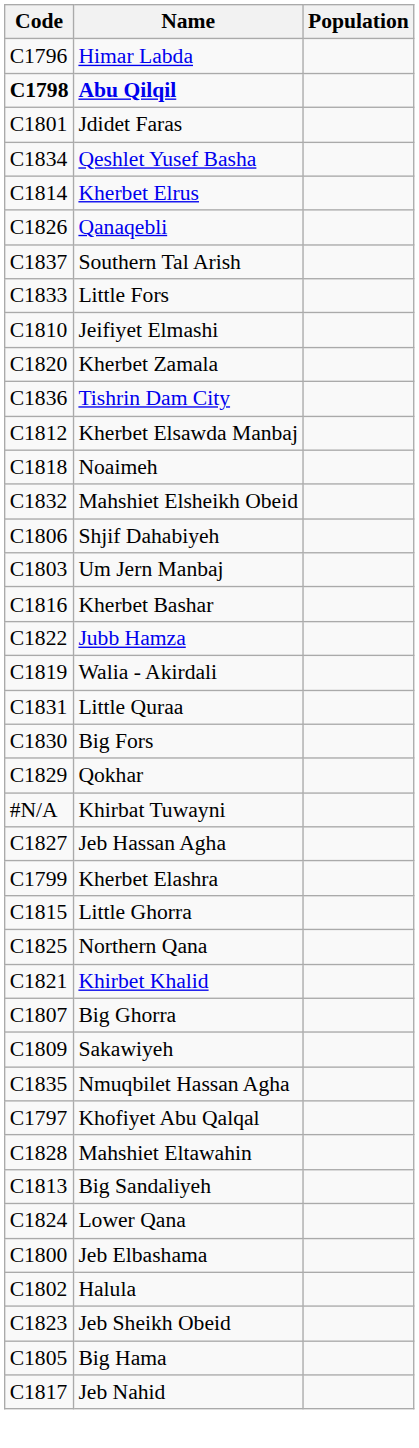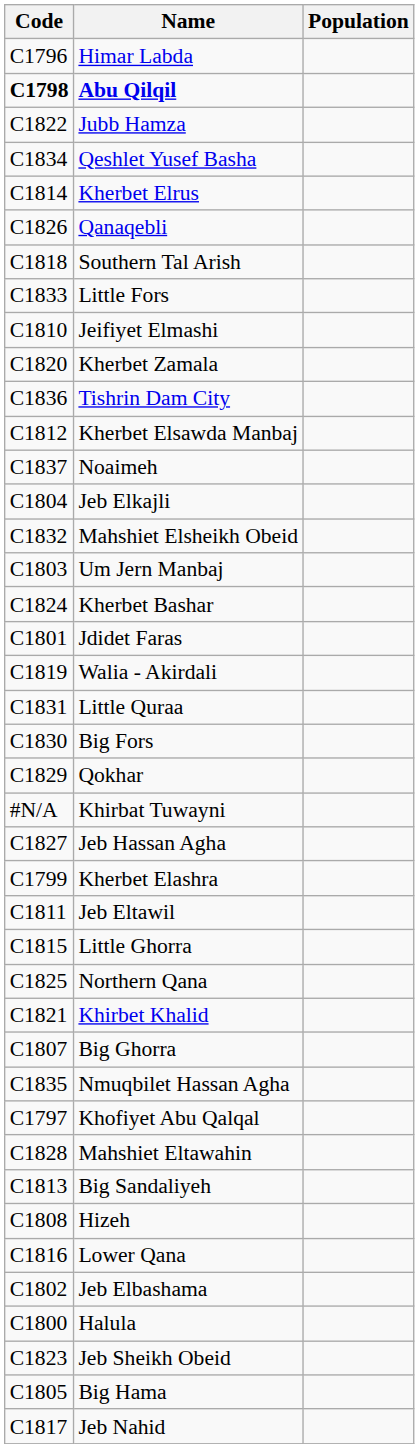rows swapped: (132, 638) <-> (130, 124)
(38, 261) C1837 -> (38, 261) C1818
(38, 466) C1818 -> (38, 466) C1837
+ row: (124, 501)
- row: (149, 535)
(38, 603) C1816 -> (38, 603) C1824
+ row: (127, 912)
- row: (126, 1049)
+ row: (104, 1220)
(38, 1220) C1824 -> (38, 1254) C1816
(38, 1254) C1800 -> (38, 1289) C1802
(38, 1289) C1802 -> (38, 1323) C1800
